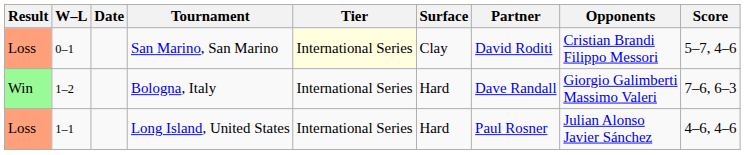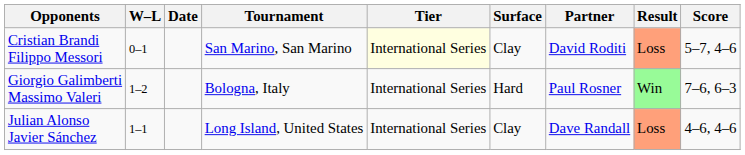columns swapped: (28, 16) <-> (620, 16)
(516, 88) Dave Randall -> (585, 88) Paul Rosner
(434, 128) Hard -> (507, 128) Clay
(511, 128) Paul Rosner -> (590, 128) Dave Randall
